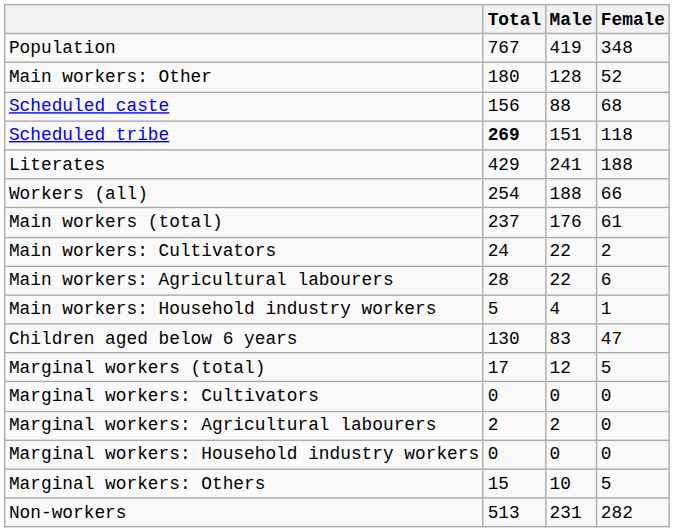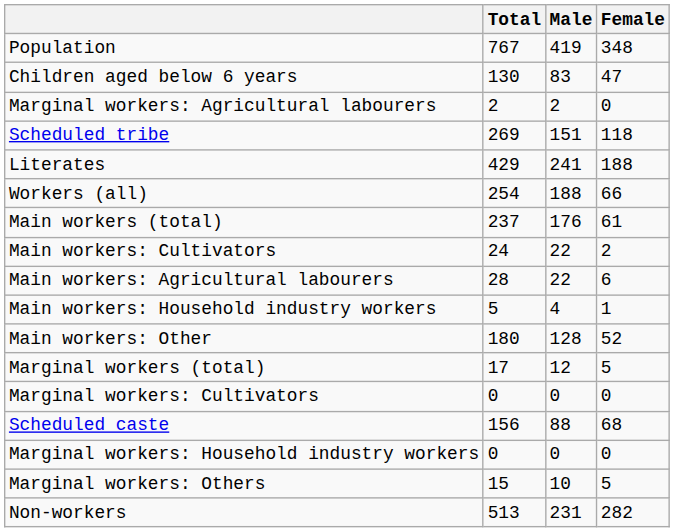rows swapped: (153, 338) <-> (110, 77)
rows swapped: (89, 106) <-> (223, 426)
(504, 135) bold -> (504, 135) normal
